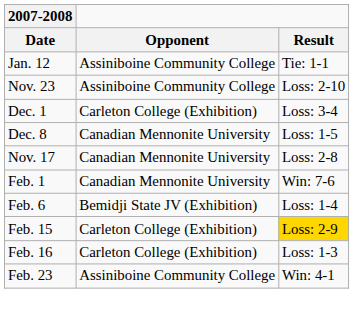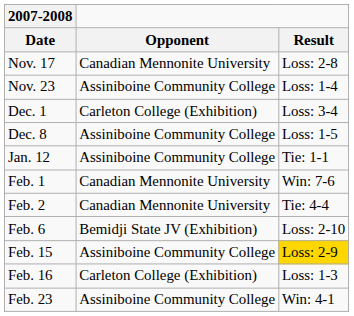rows swapped: (31, 157) <-> (29, 63)
(314, 87) Loss: 2-10 -> (310, 87) Loss: 1-4
(175, 134) Canadian Mennonite University -> (177, 134) Assiniboine Community College
+ row: (26, 205)
(310, 205) Loss: 1-4 -> (314, 228) Loss: 2-10
(168, 228) Carleton College (Exhibition) -> (177, 252) Assiniboine Community College
